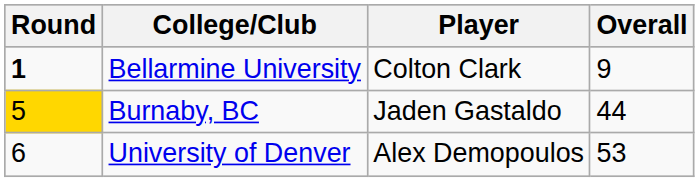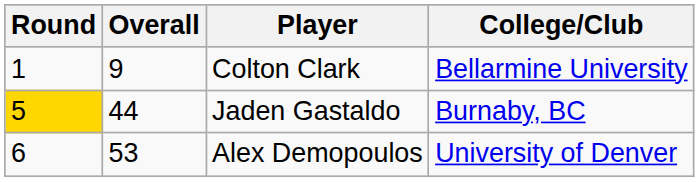columns swapped: (642, 25) <-> (235, 25)
(19, 68) bold -> (19, 68) normal
